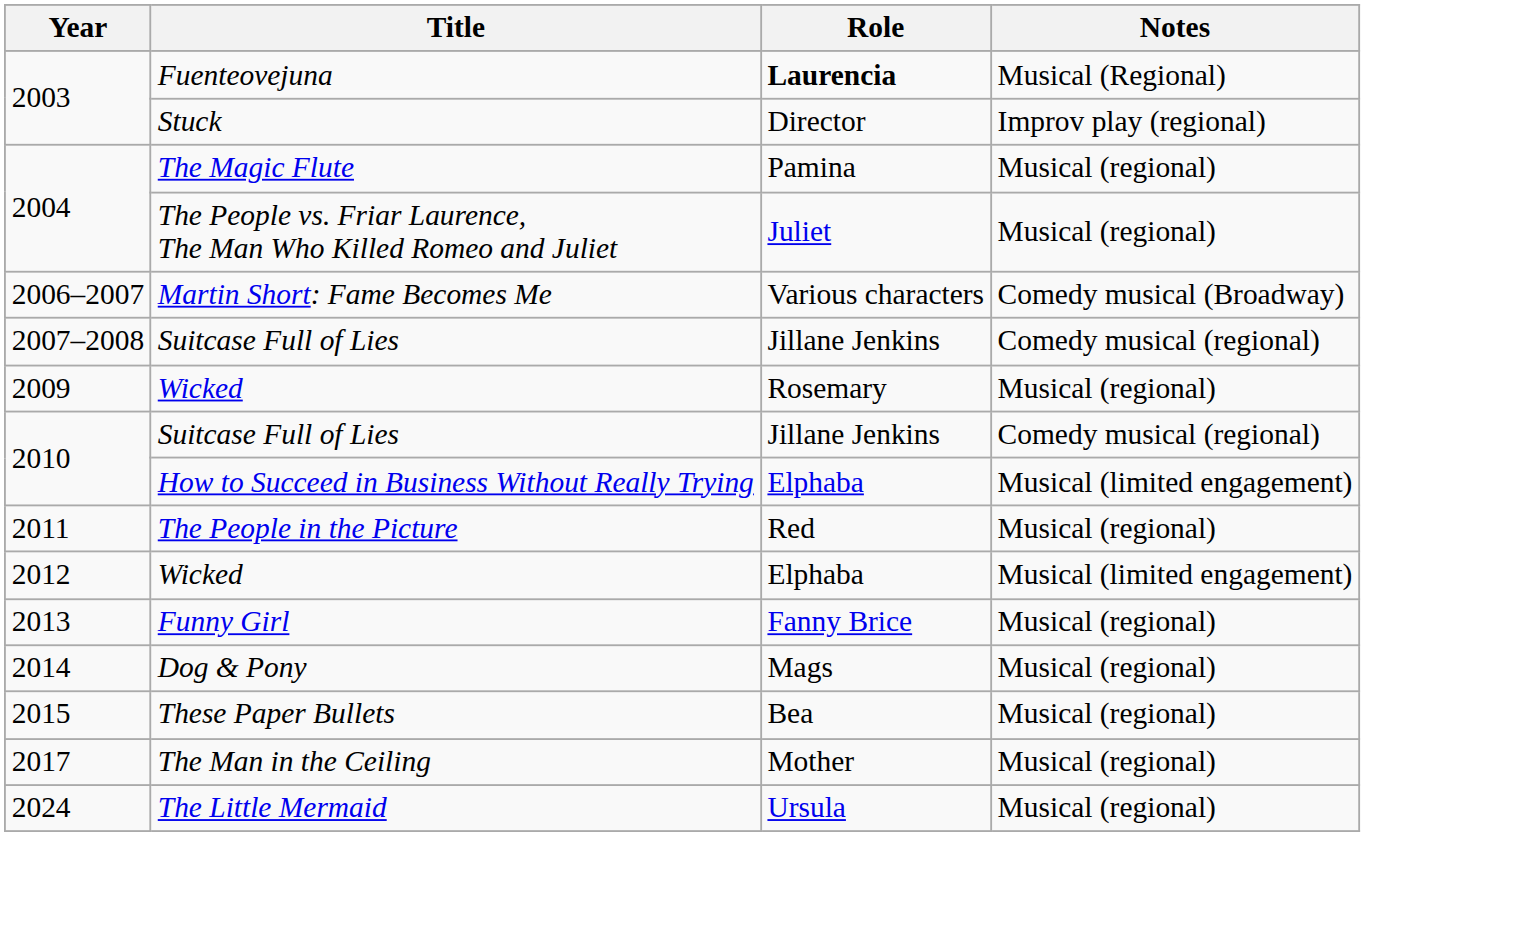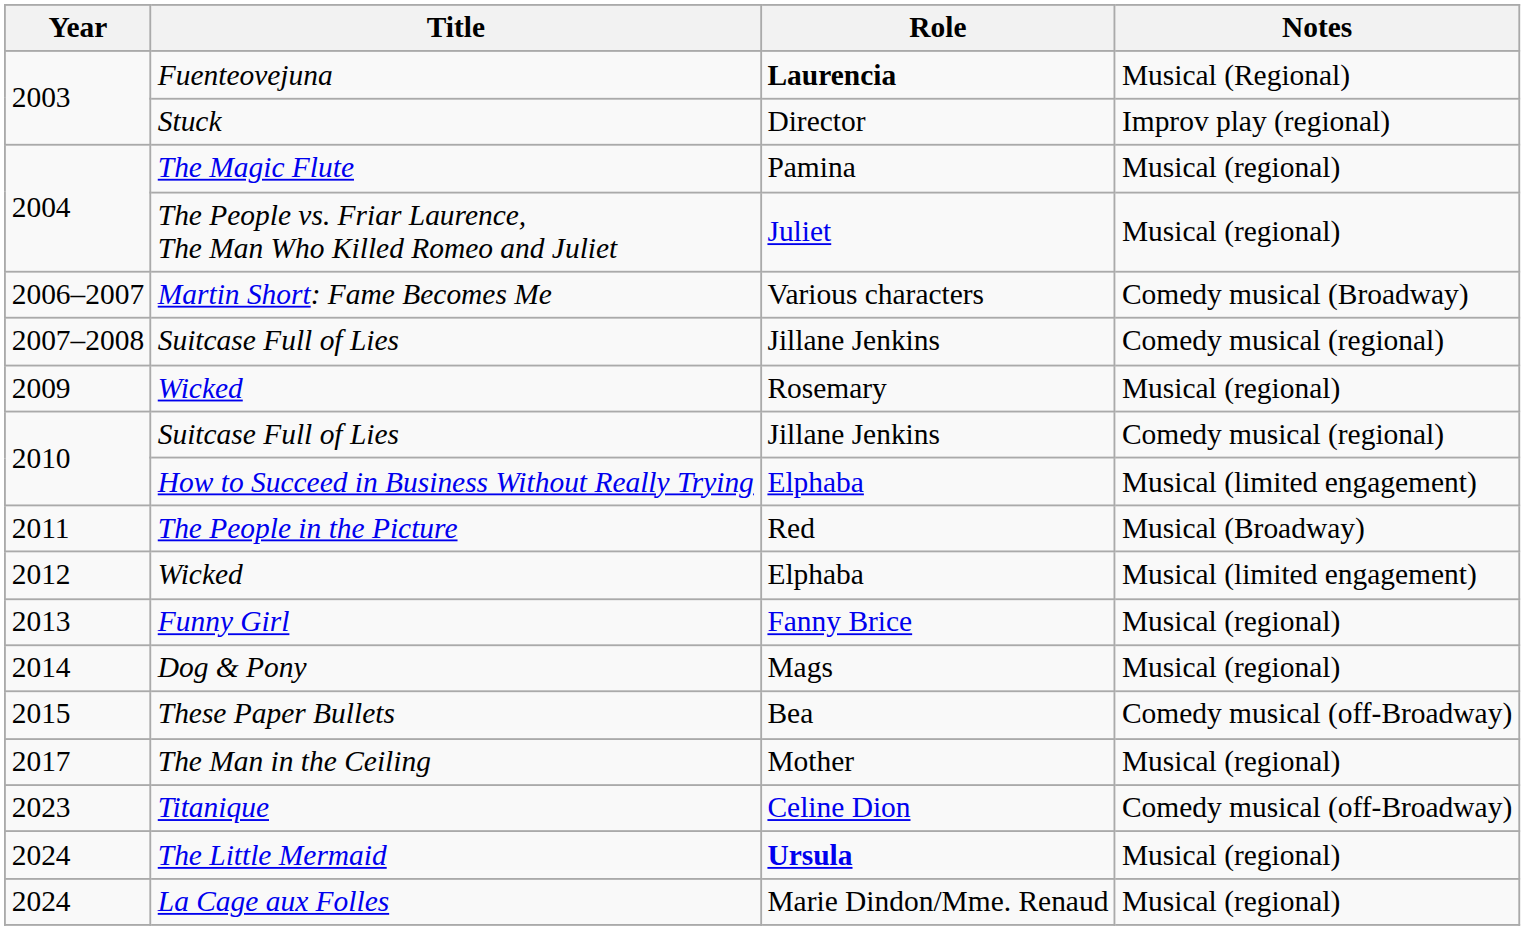(1107, 527) Musical (regional) -> (1243, 527) Musical (Broadway)
(1107, 714) Musical (regional) -> (1317, 714) Comedy musical (off-Broadway)
+ row: (41, 808)
(807, 808) normal -> (810, 854) bold
+ row: (41, 901)
